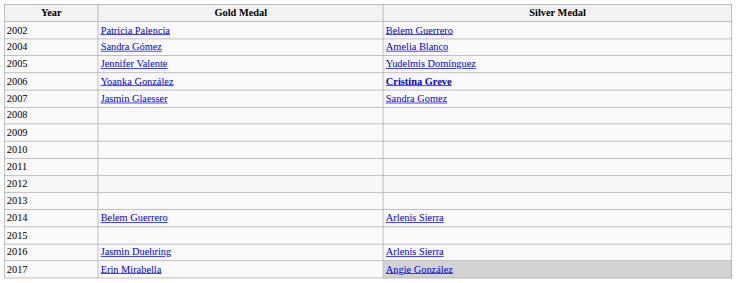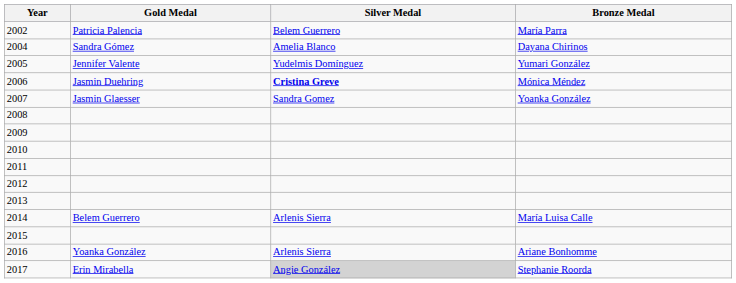+ column: (623, 13)
(137, 81) Yoanka González -> (108, 81) Jasmin Duehring
(136, 252) Jasmin Duehring -> (109, 252) Yoanka González
